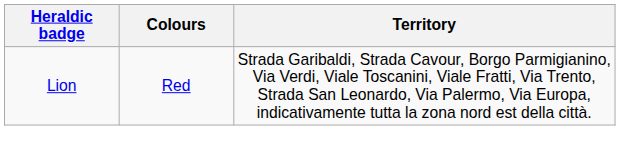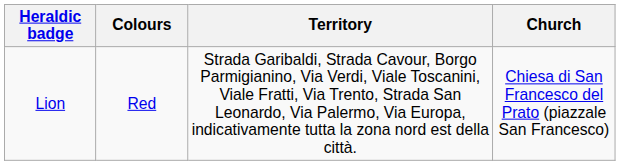+ column: (554, 25)
